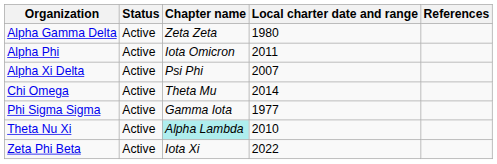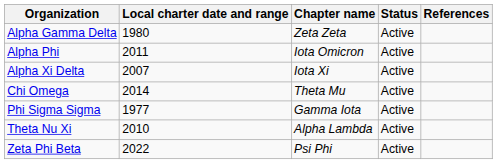columns swapped: (335, 14) <-> (141, 14)
(184, 71) Psi Phi -> (311, 71) Iota Xi
(204, 129) paleturquoise background -> (333, 129) no background
(182, 149) Iota Xi -> (313, 149) Psi Phi
